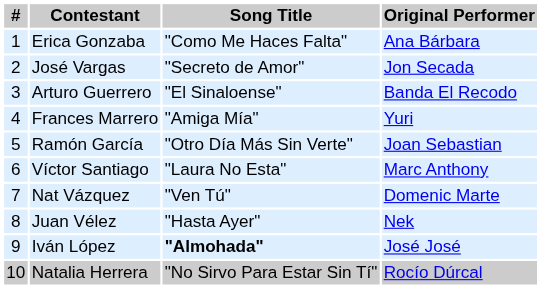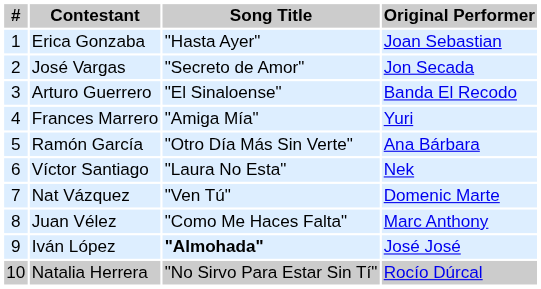(256, 41) "Como Me Haces Falta" -> (212, 41) "Hasta Ayer"
(432, 41) Ana Bárbara -> (443, 41) Joan Sebastian
(443, 144) Joan Sebastian -> (432, 144) Ana Bárbara
(436, 169) Marc Anthony -> (399, 169) Nek
(212, 221) "Hasta Ayer" -> (256, 221) "Como Me Haces Falta"
(399, 221) Nek -> (436, 221) Marc Anthony
